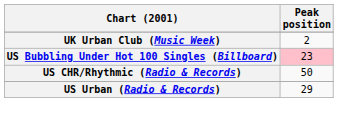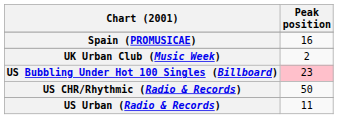+ row: (142, 40)
(307, 89) 29 -> (307, 106) 11
